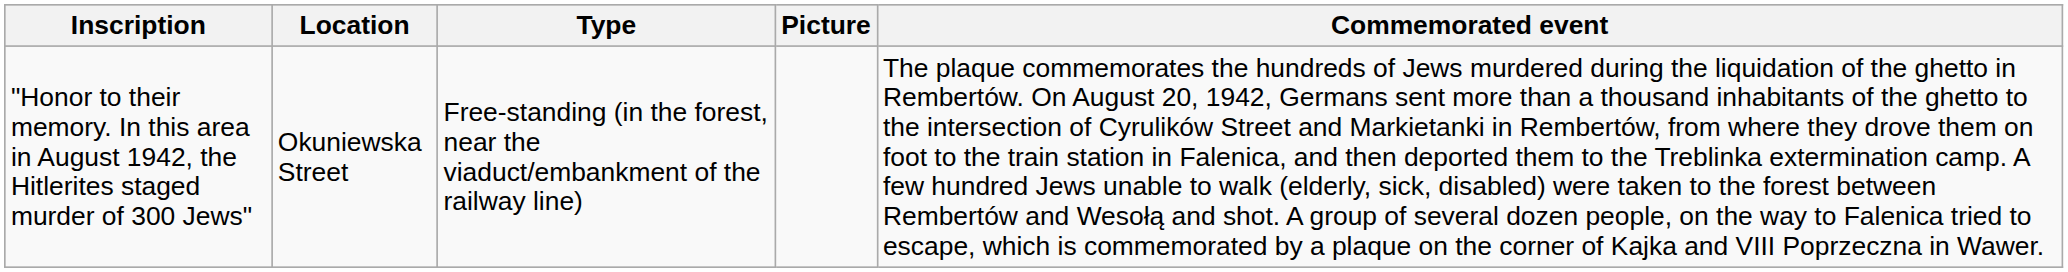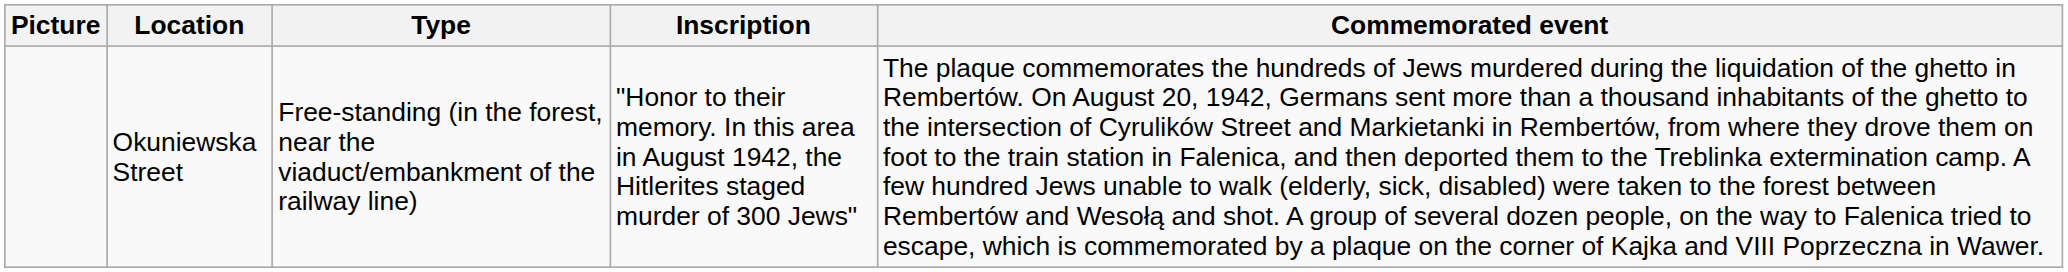columns swapped: (826, 25) <-> (138, 25)
